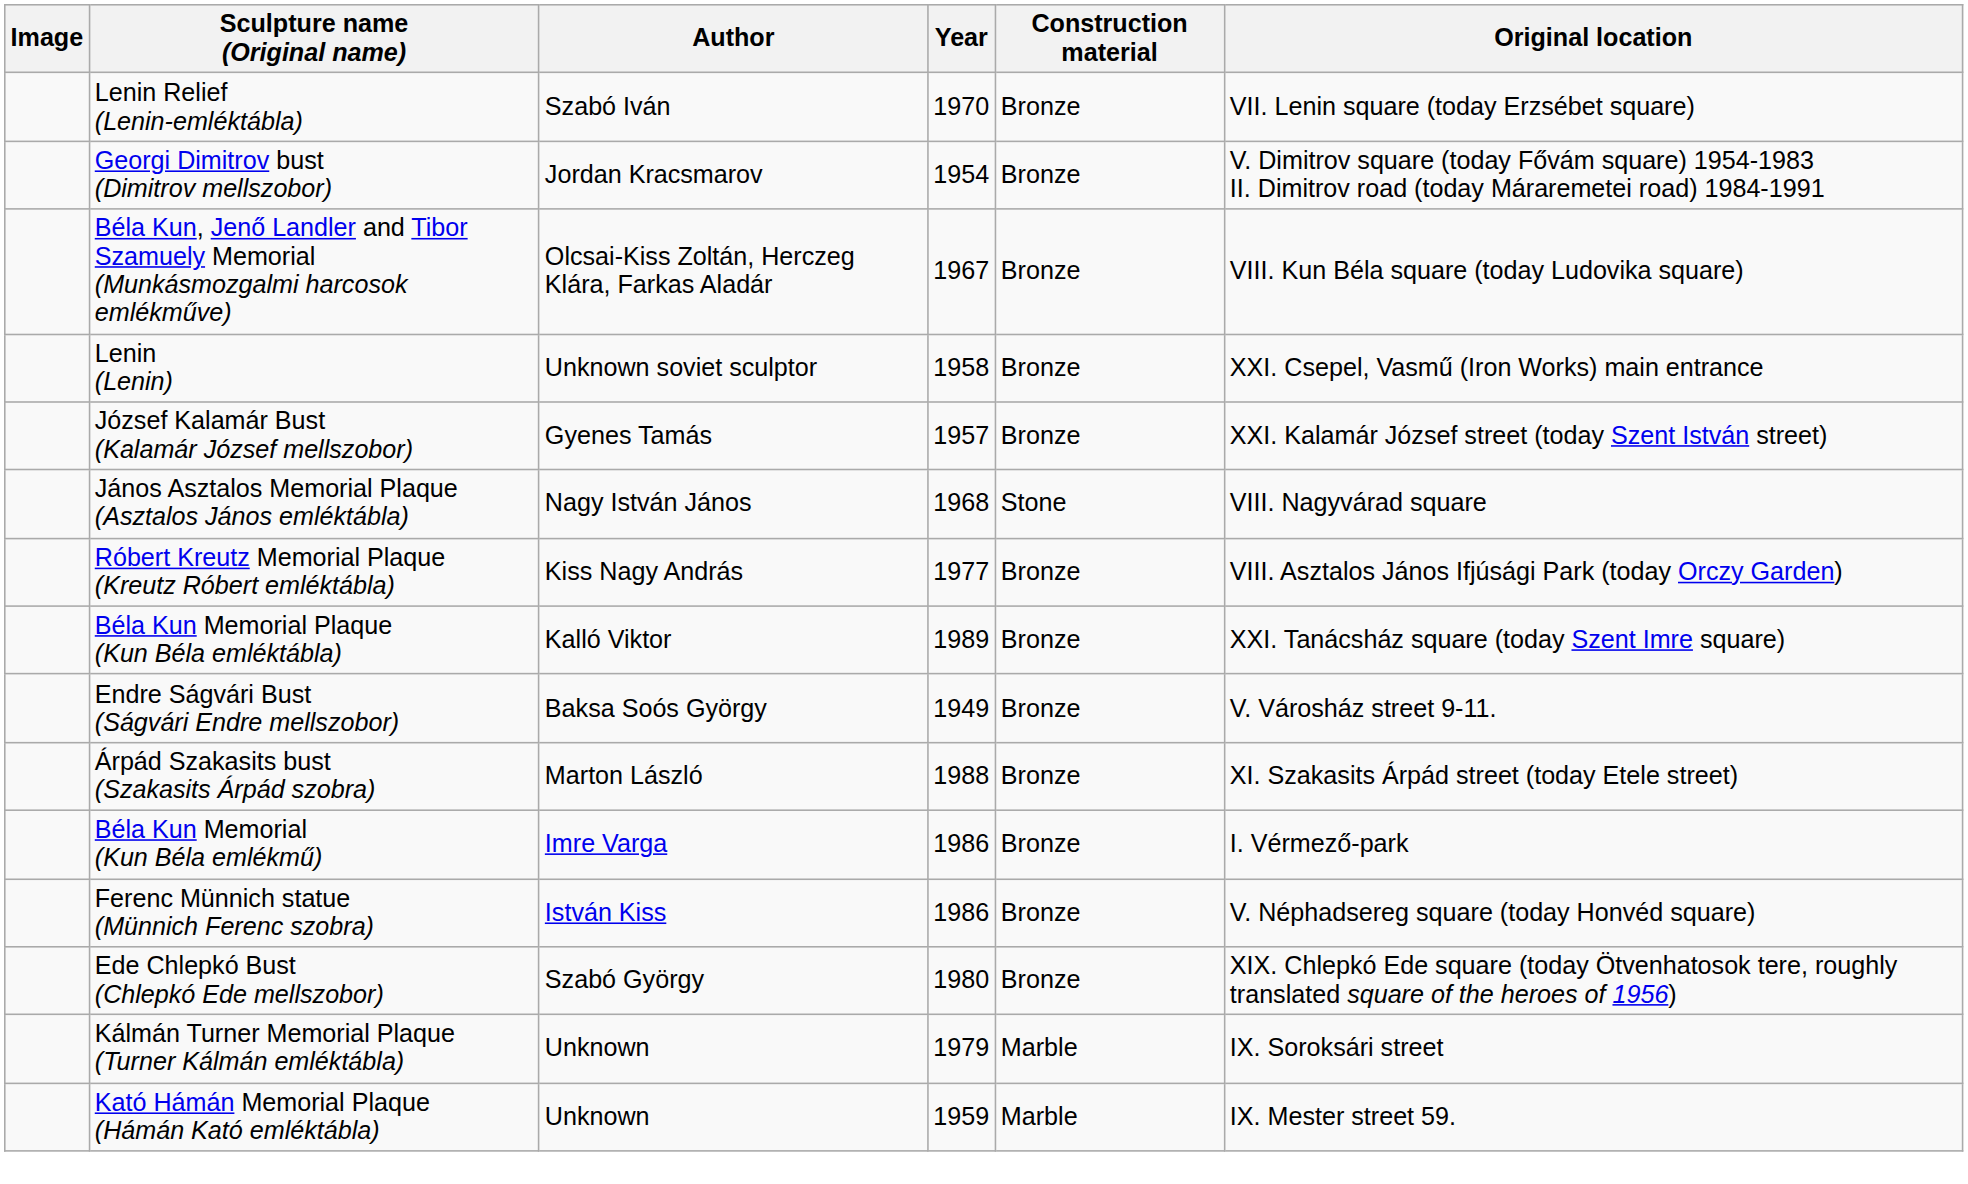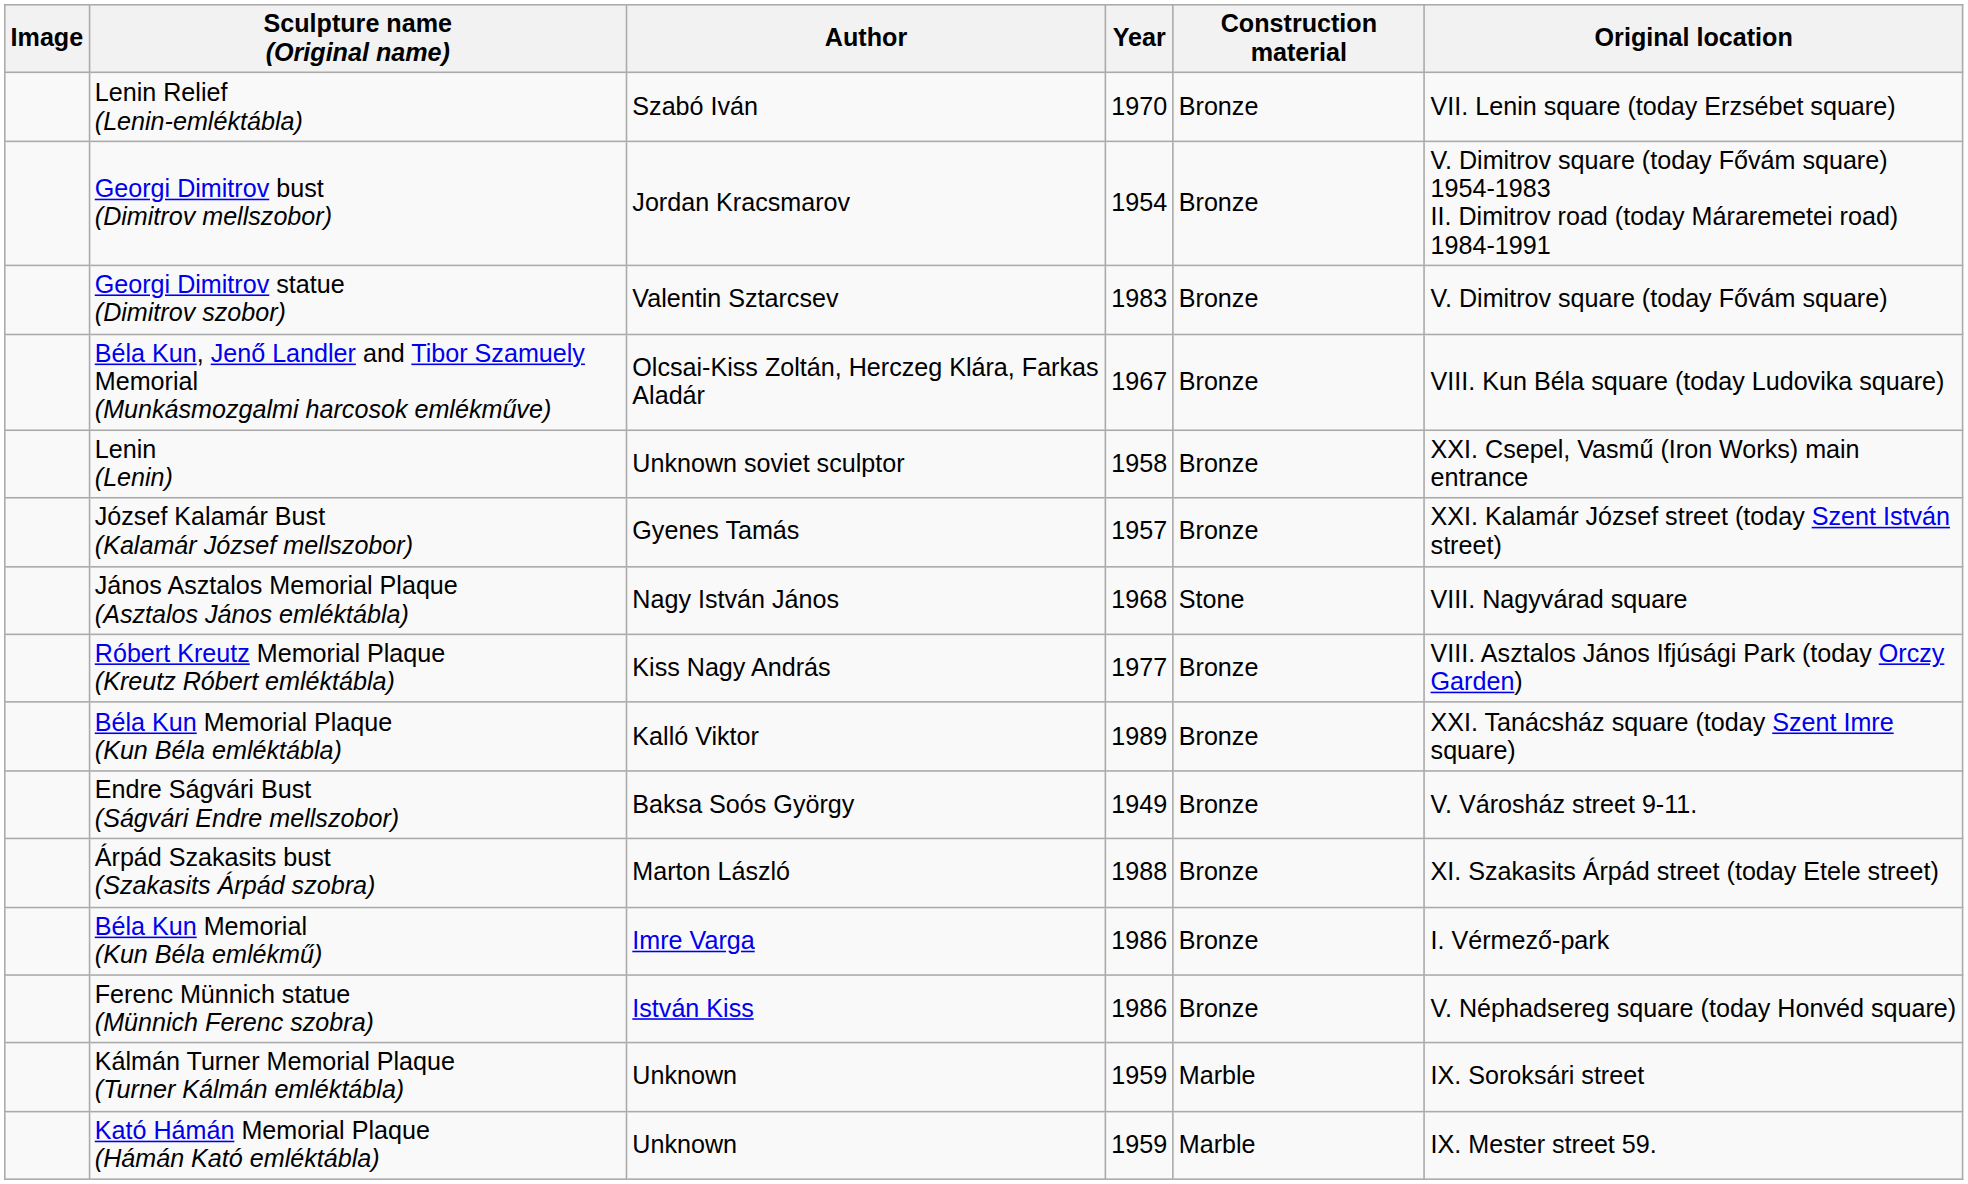+ row: (220, 299)
- row: (239, 980)
(961, 1048) 1979 -> (1139, 1076) 1959
